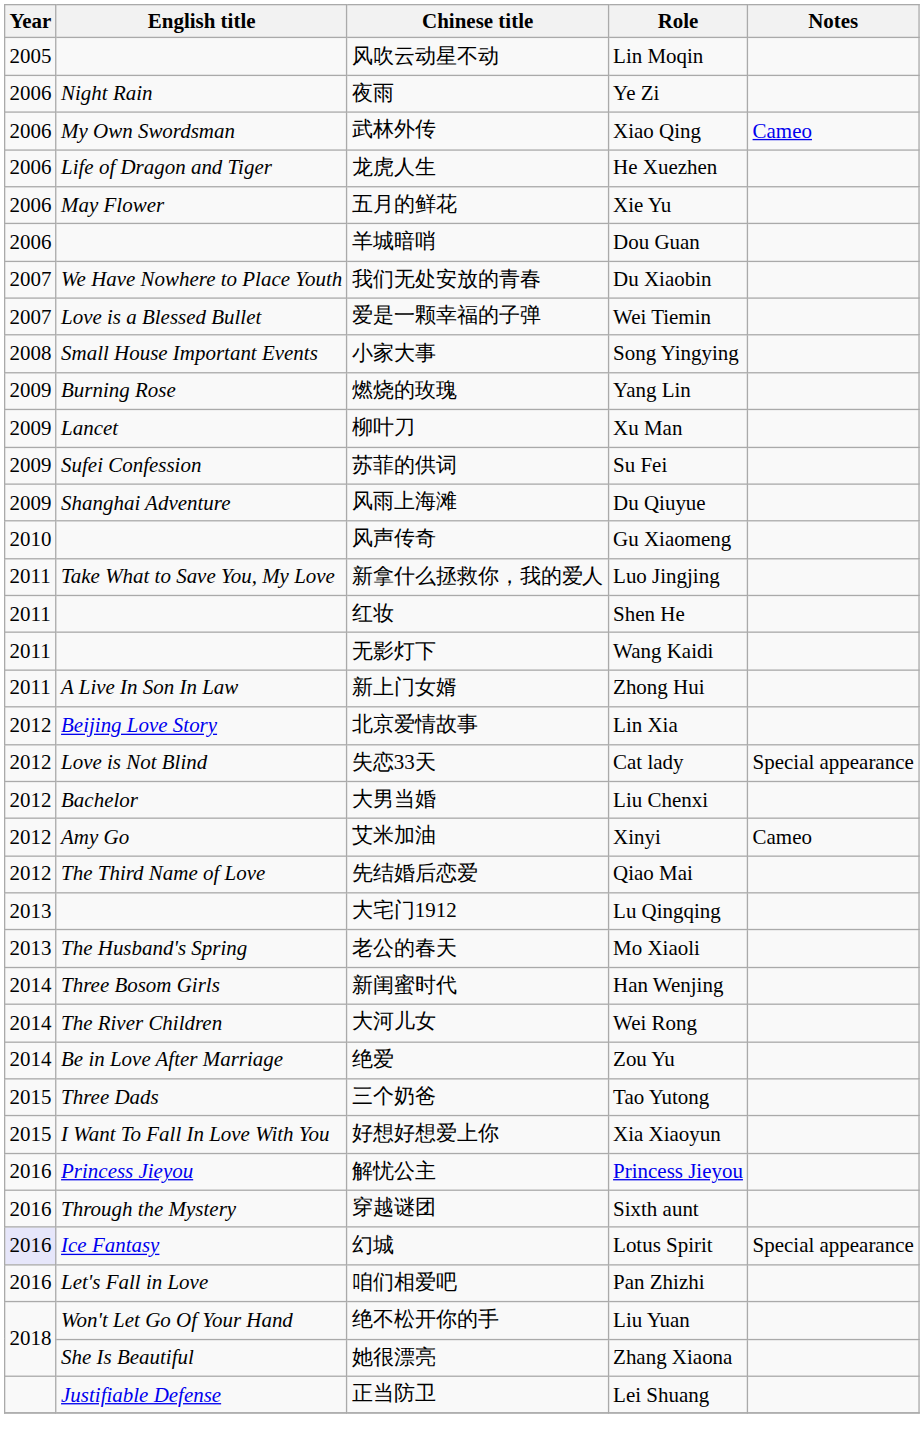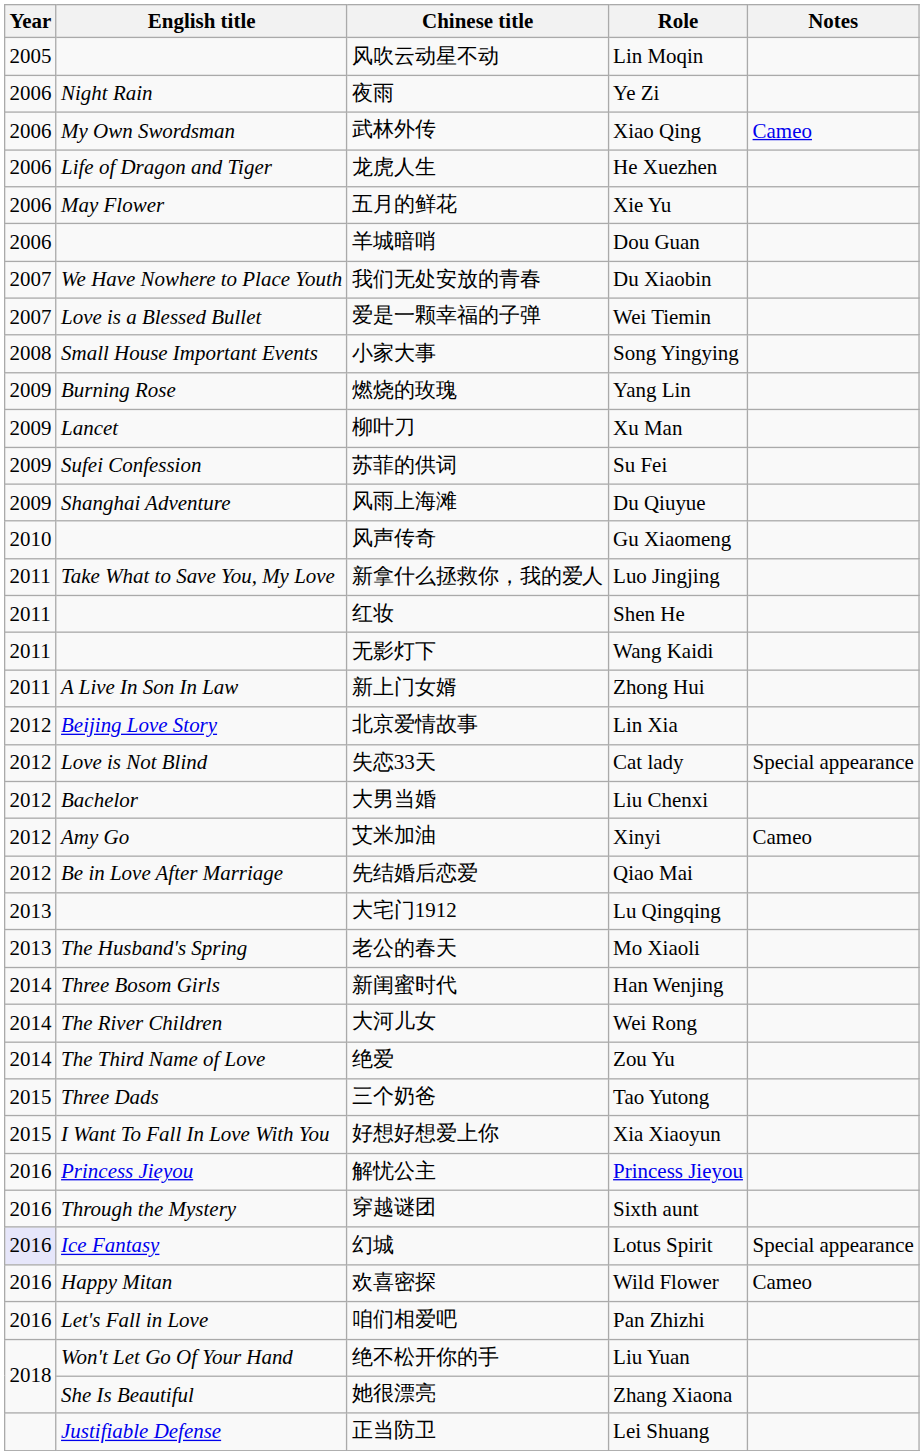(163, 874) The Third Name of Love -> (172, 874) Be in Love After Marriage
(172, 1059) Be in Love After Marriage -> (163, 1059) The Third Name of Love
+ row: (394, 1282)
